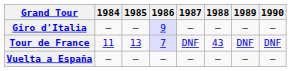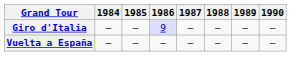- row: (49, 43)
